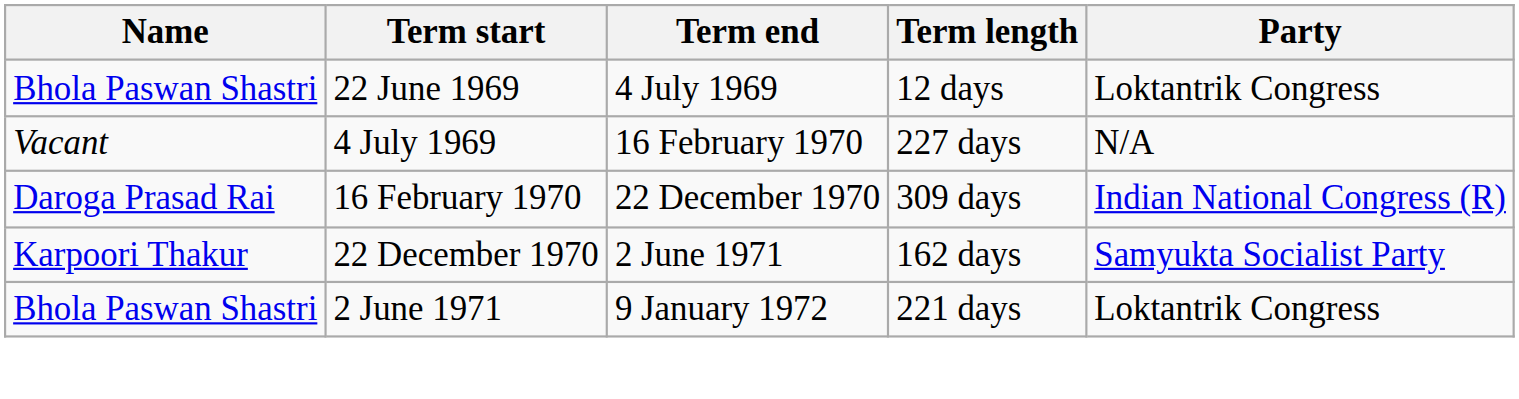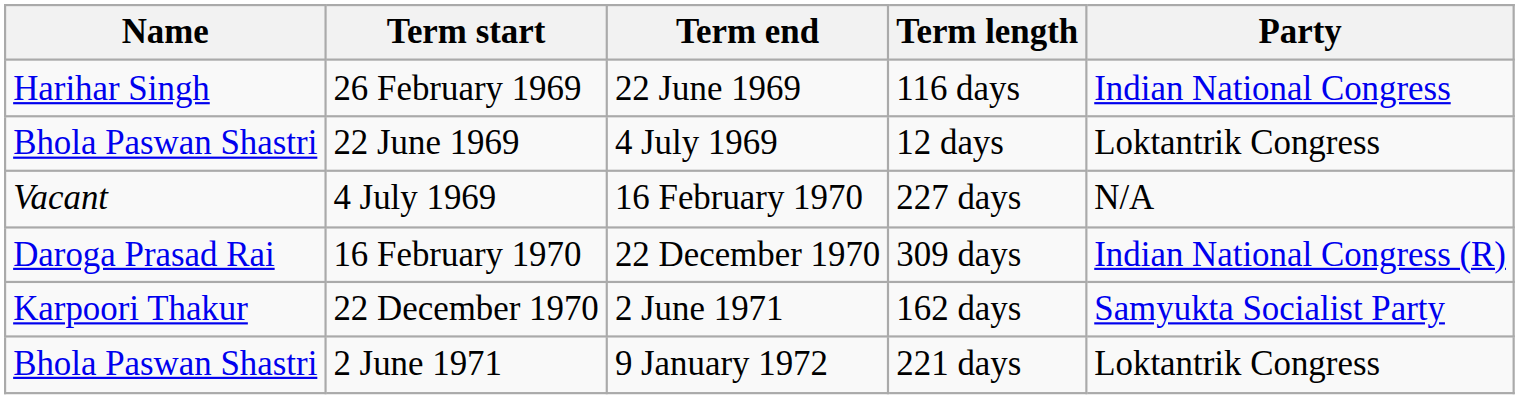+ row: (457, 87)
